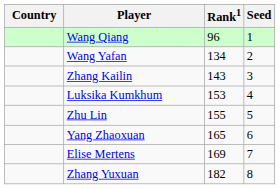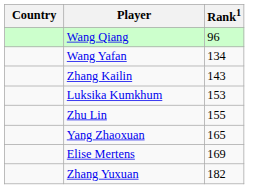- column: (259, 15)
